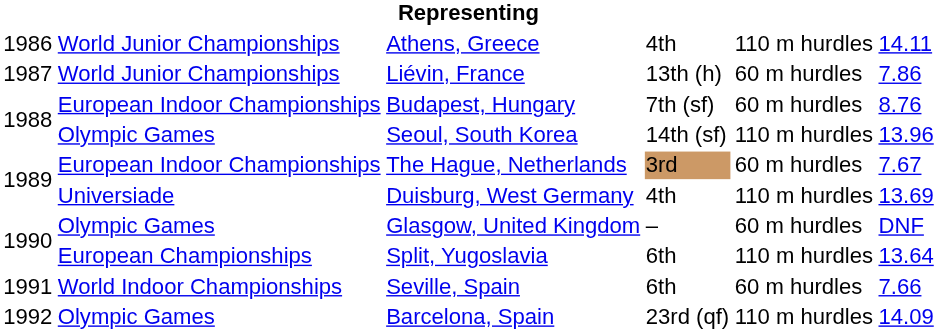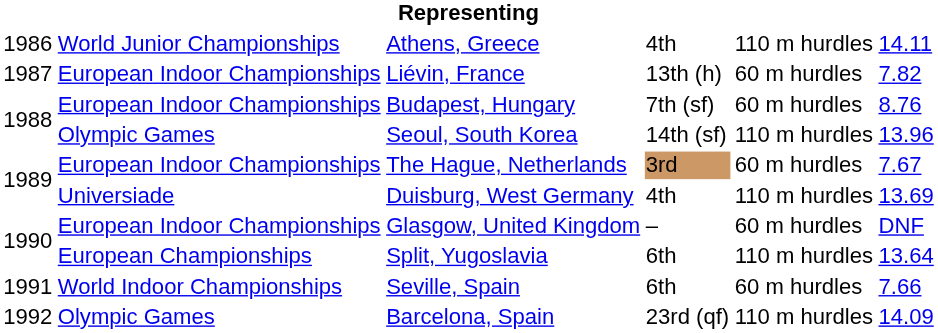(199, 74) World Junior Championships -> (219, 74) European Indoor Championships
(900, 74) 7.86 -> (900, 74) 7.82
(136, 225) Olympic Games -> (219, 225) European Indoor Championships
